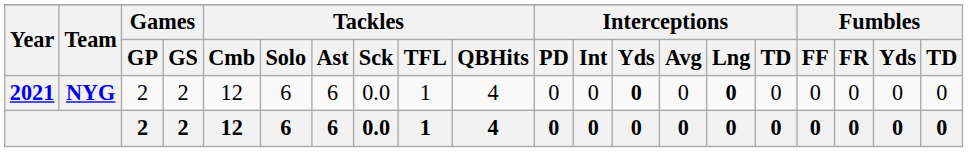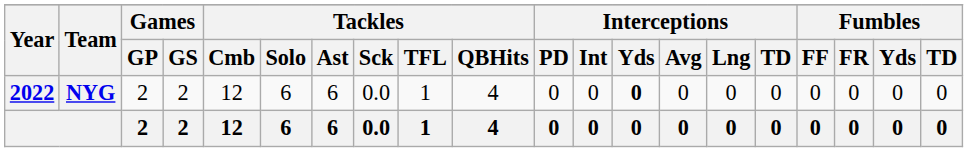(32, 92) 2021 -> (32, 92) 2022
(731, 92) bold -> (731, 92) normal
